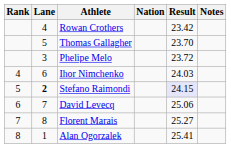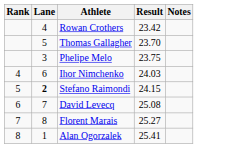- column: (150, 12)
(182, 58) 23.72 -> (150, 58) 23.75
(182, 89) lavender background -> (150, 89) no background
(182, 105) 25.06 -> (150, 105) 25.08
